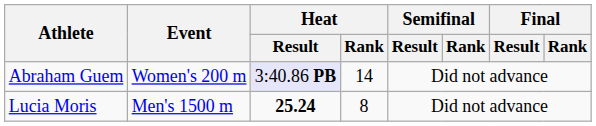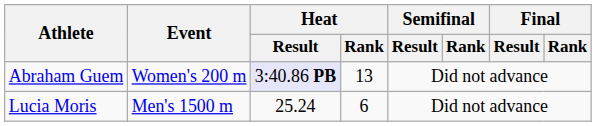(364, 76) 14 -> (364, 76) 13
(295, 106) bold -> (295, 106) normal
(364, 106) 8 -> (364, 106) 6
